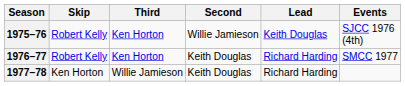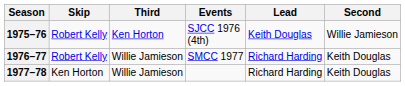columns swapped: (223, 12) <-> (370, 12)
(138, 56) Ken Horton -> (147, 56) Willie Jamieson
